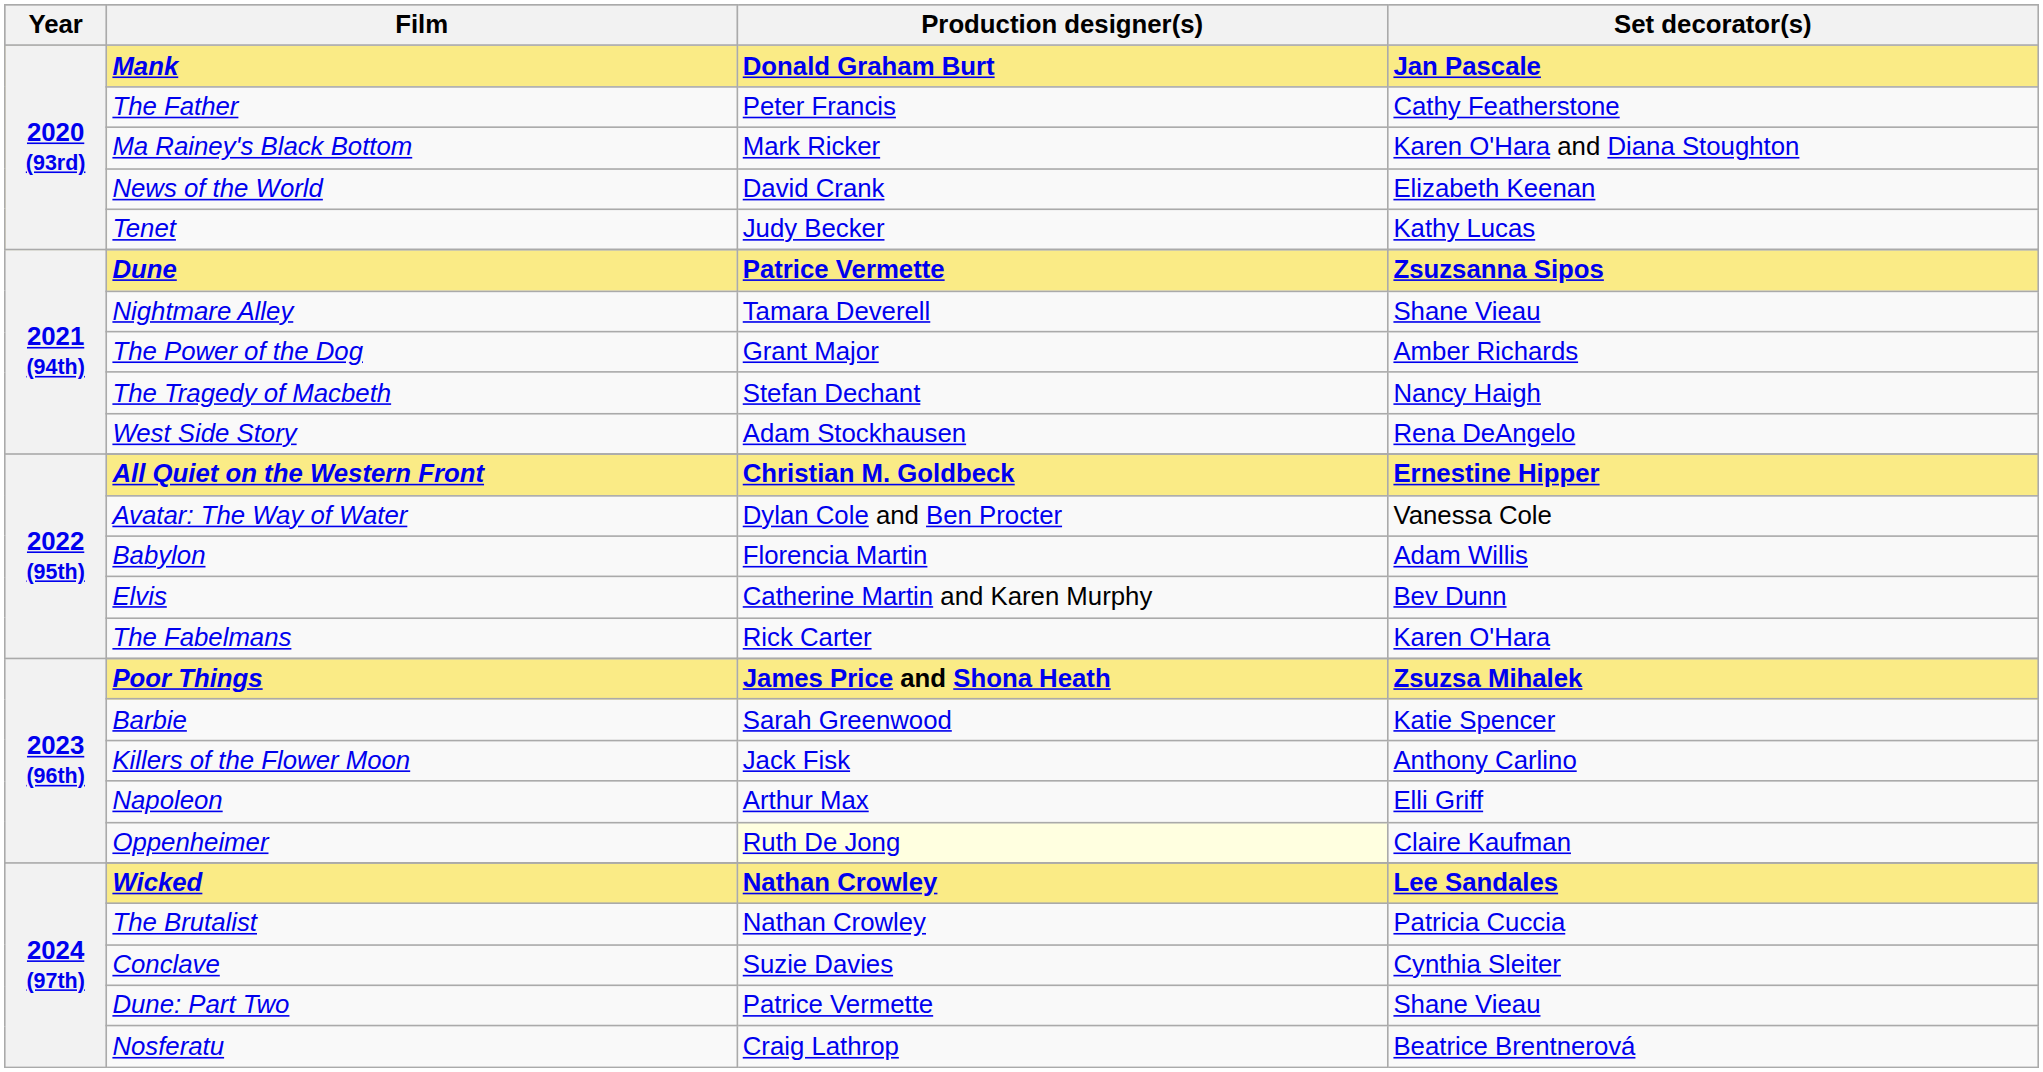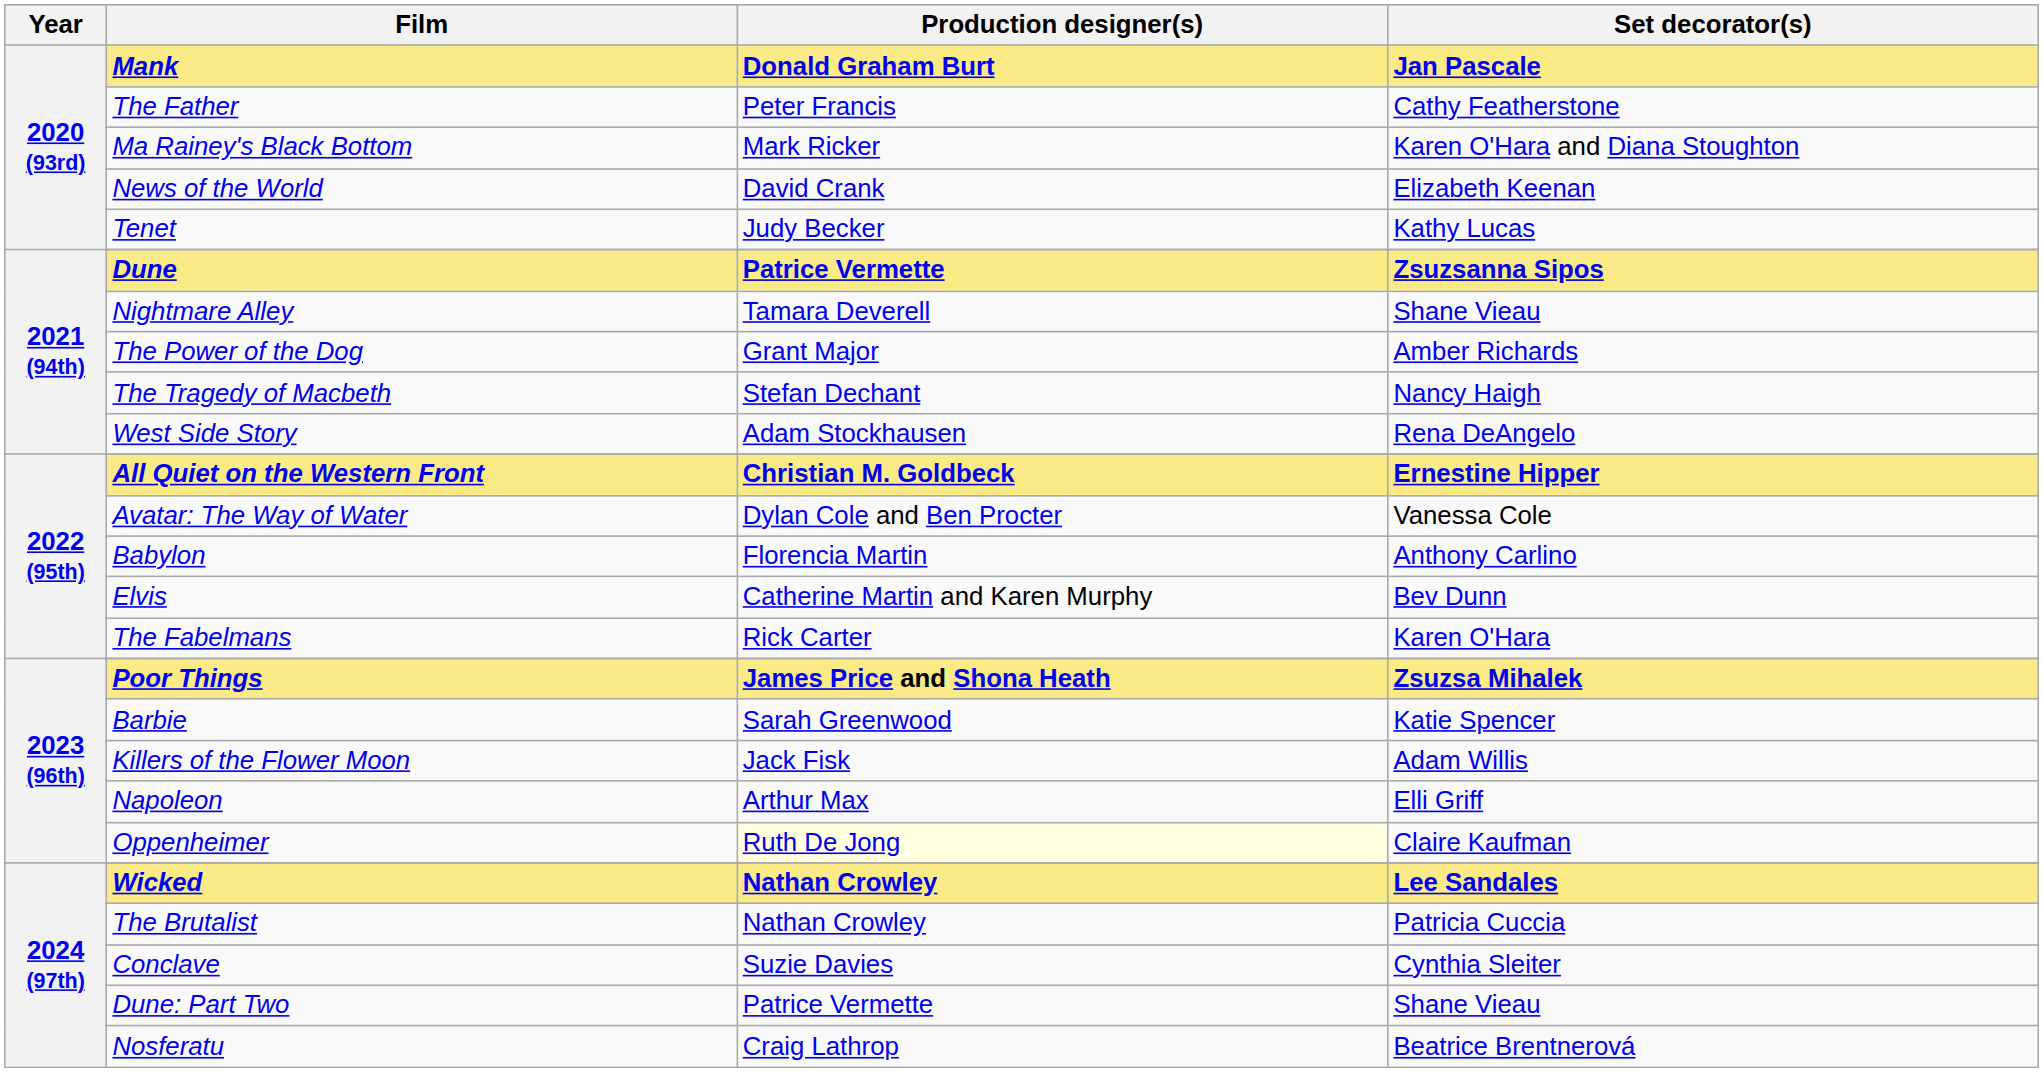(1461, 556) Adam Willis -> (1485, 556) Anthony Carlino
(1485, 760) Anthony Carlino -> (1461, 760) Adam Willis
